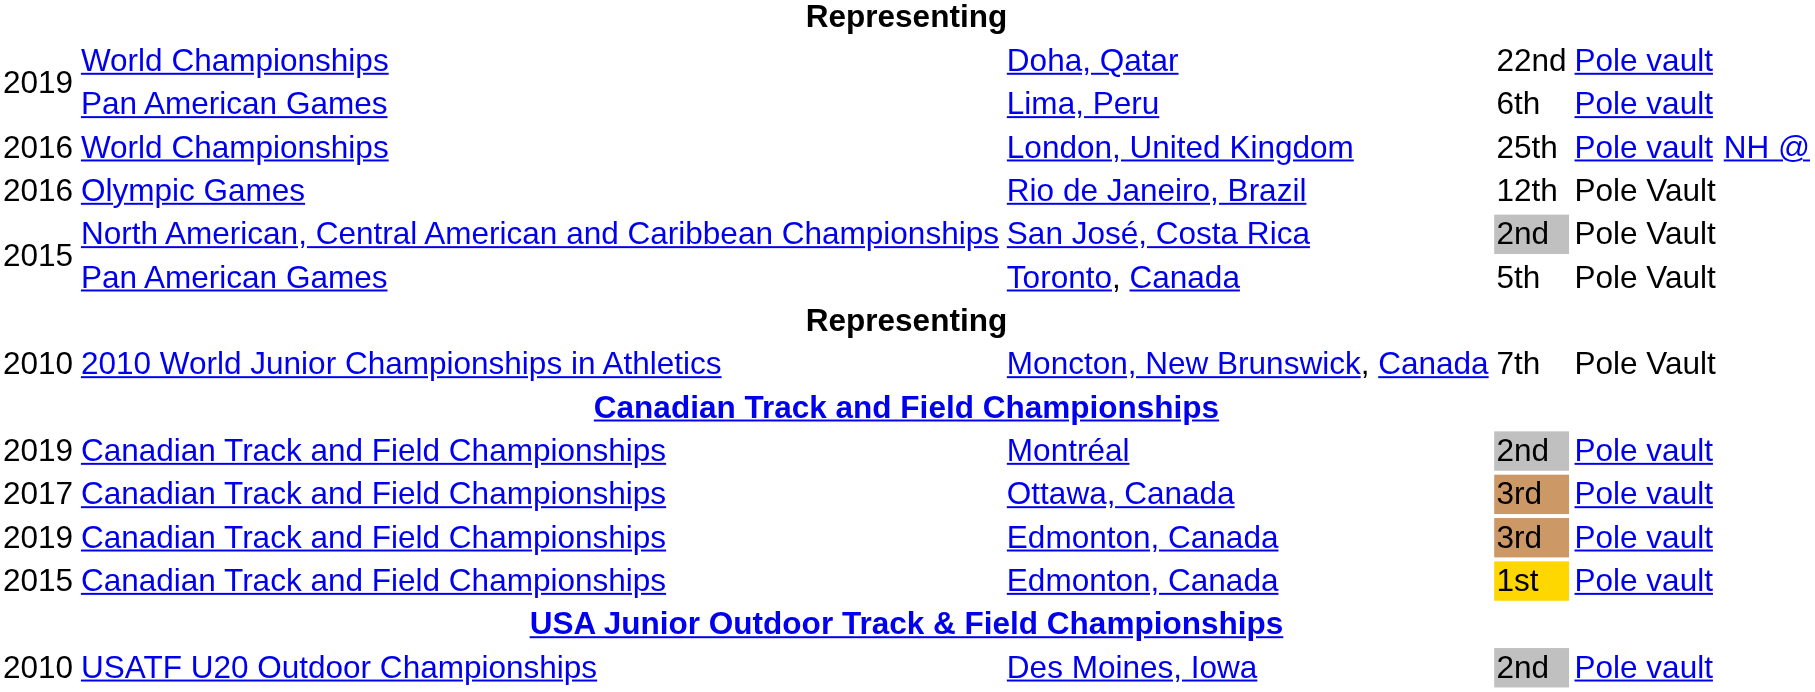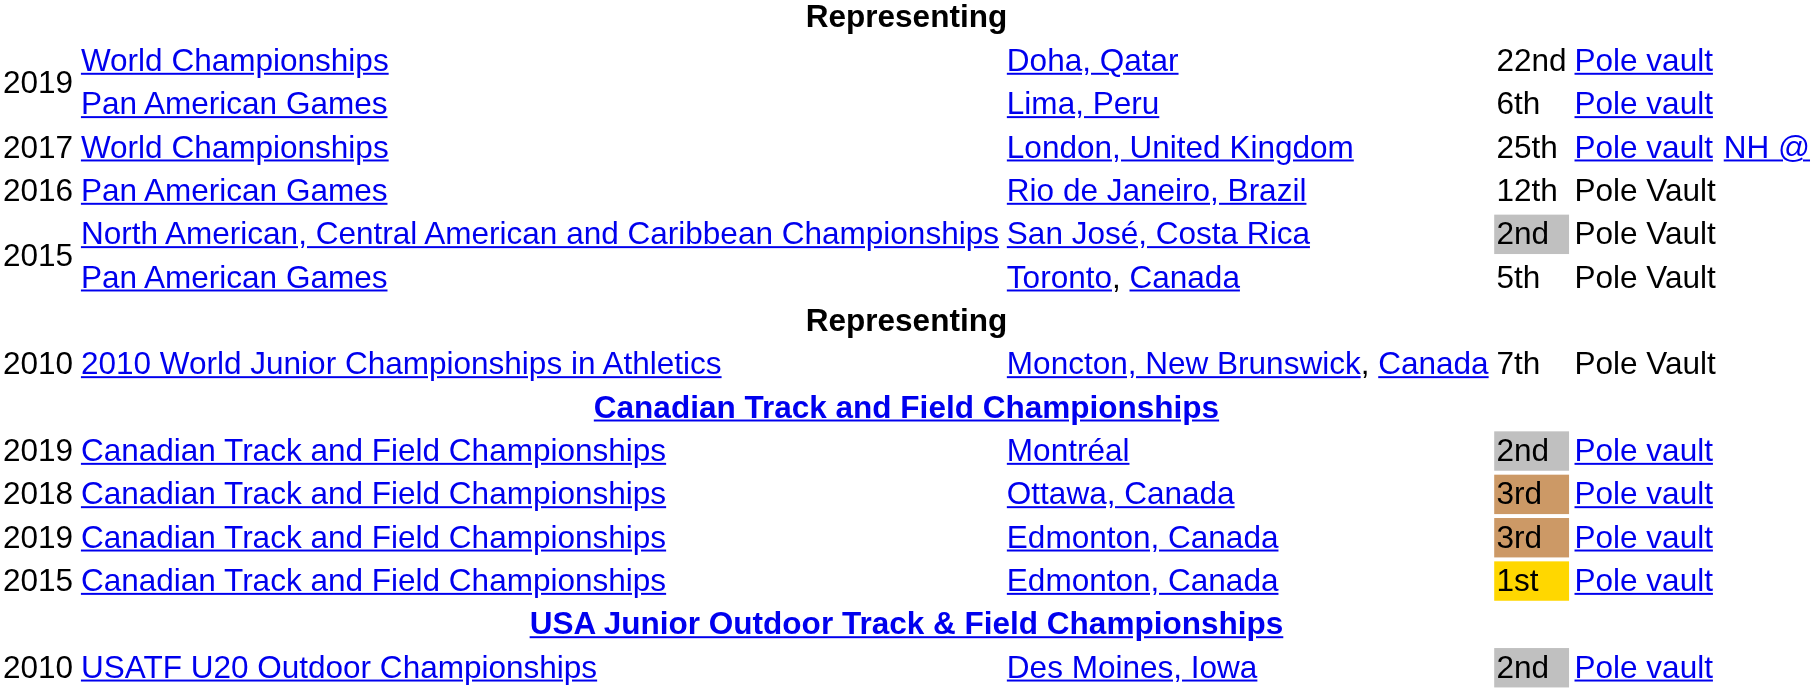(38, 147) 2016 -> (38, 147) 2017
(193, 190) Olympic Games -> (234, 190) Pan American Games
(38, 493) 2017 -> (38, 493) 2018
